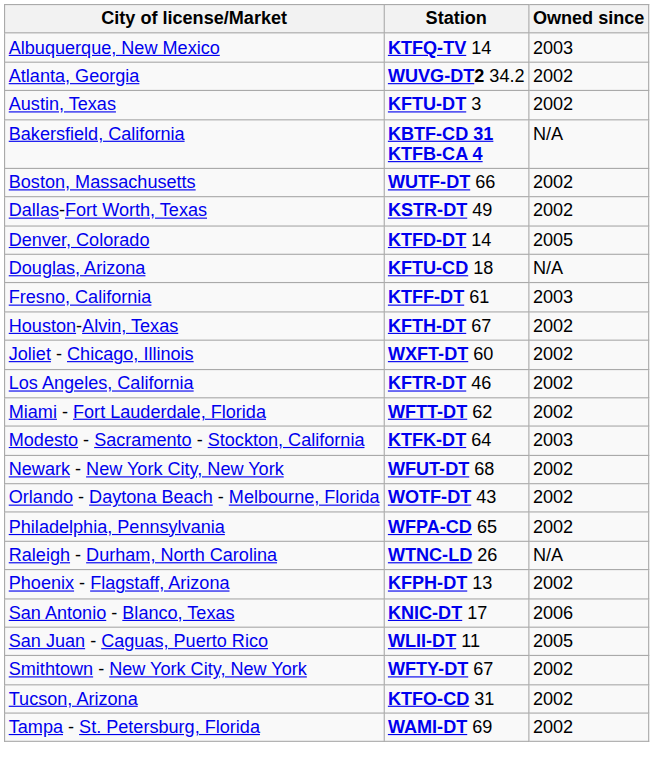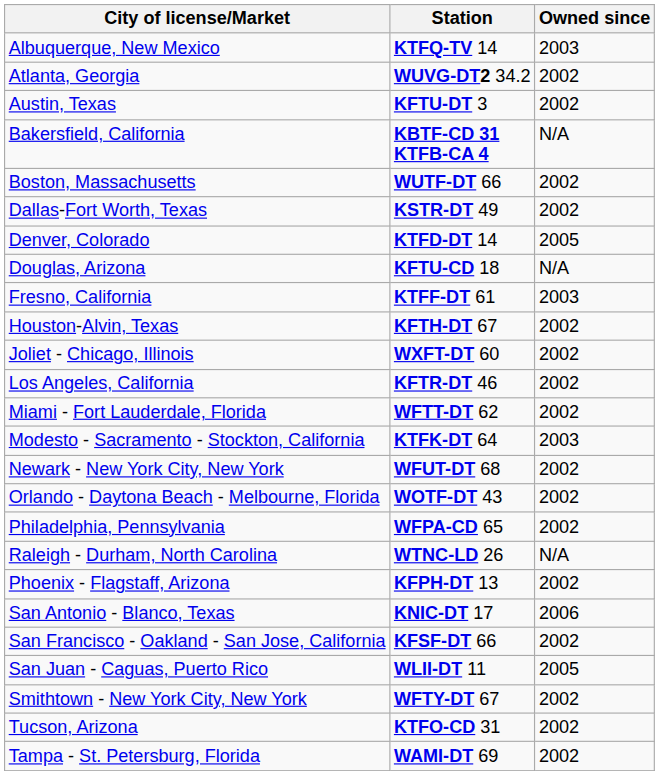+ row: (197, 641)
